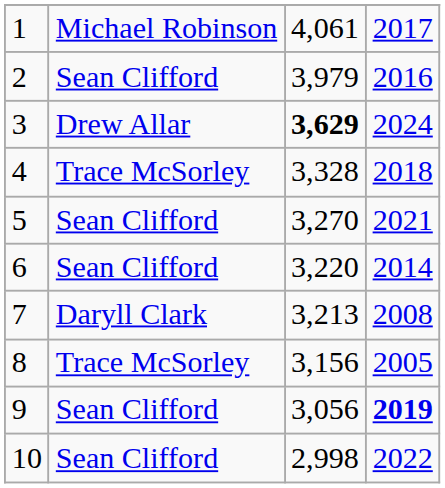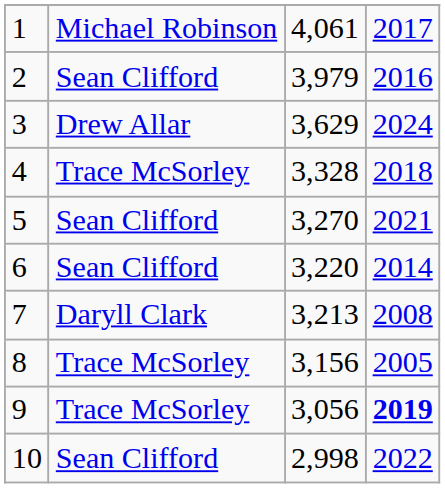(325, 123) bold -> (325, 123) normal
(137, 409) Sean Clifford -> (153, 409) Trace McSorley
